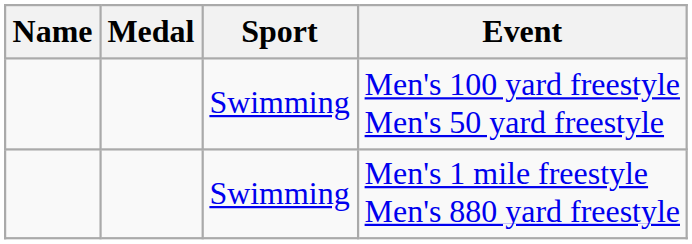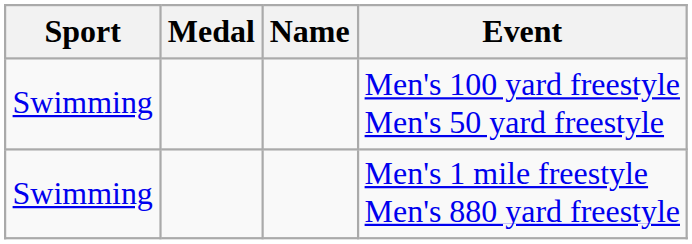columns swapped: (53, 31) <-> (280, 31)
